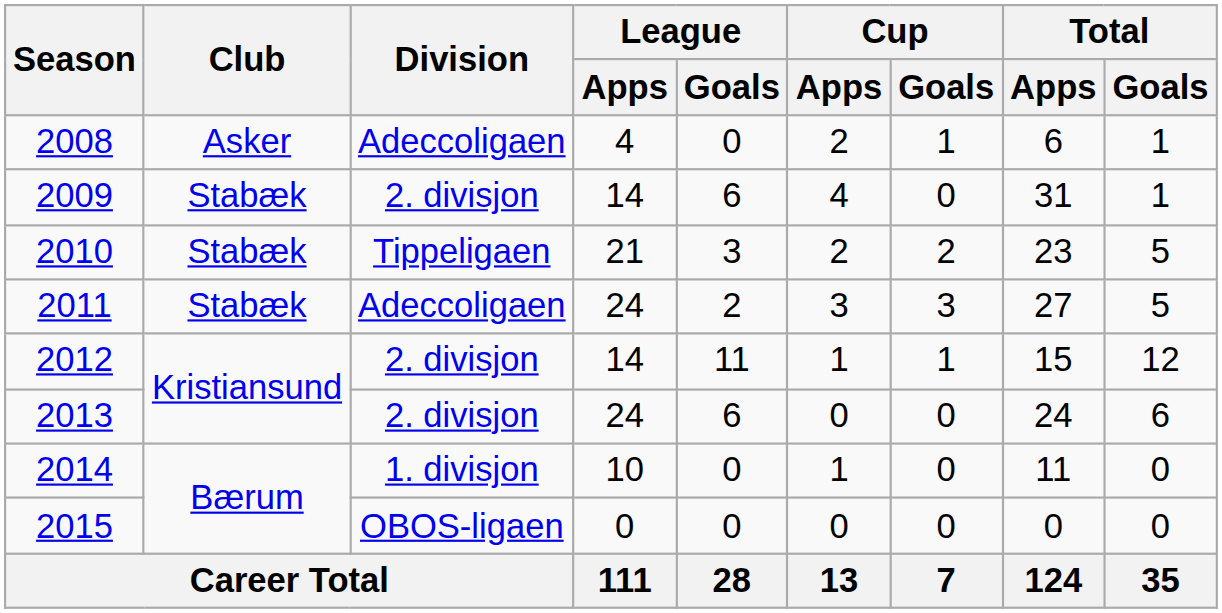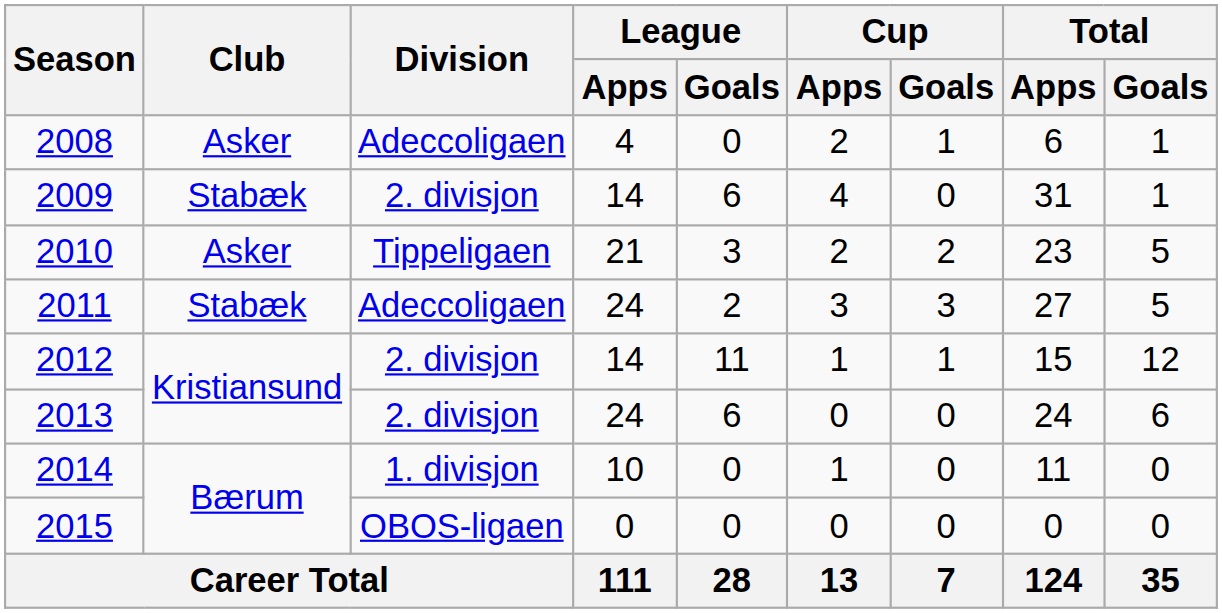(247, 251) Stabæk -> (247, 251) Asker
